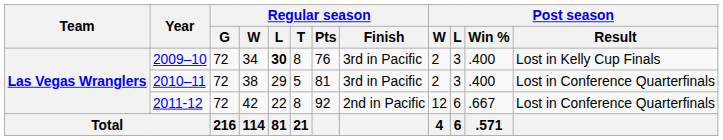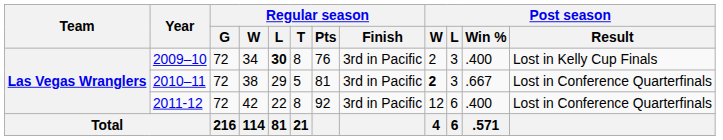(435, 81) normal -> (432, 81) bold
(482, 81) .400 -> (479, 81) .667
(384, 103) 2nd in Pacific -> (382, 103) 3rd in Pacific
(482, 103) .667 -> (479, 103) .400
